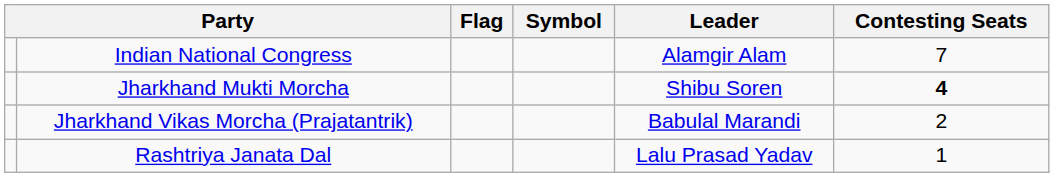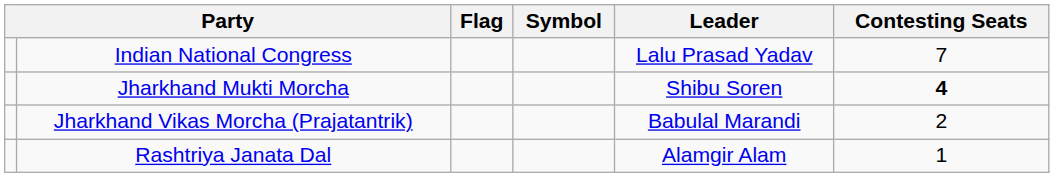(724, 54) Alamgir Alam -> (724, 54) Lalu Prasad Yadav
(724, 155) Lalu Prasad Yadav -> (724, 155) Alamgir Alam
